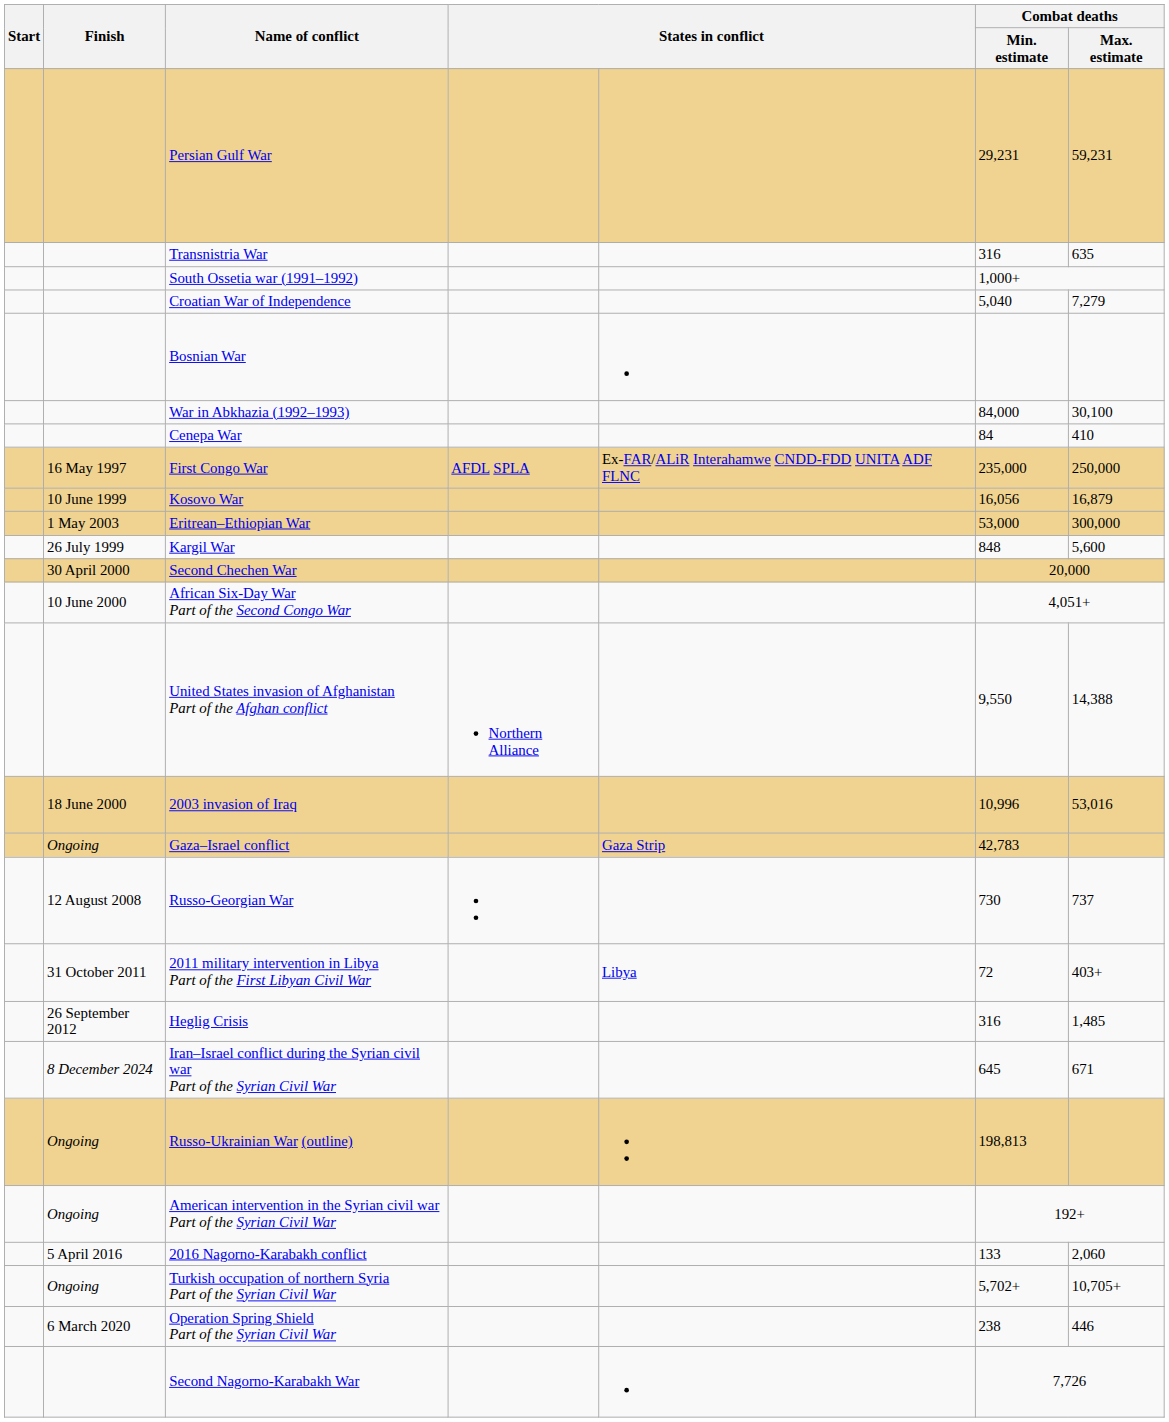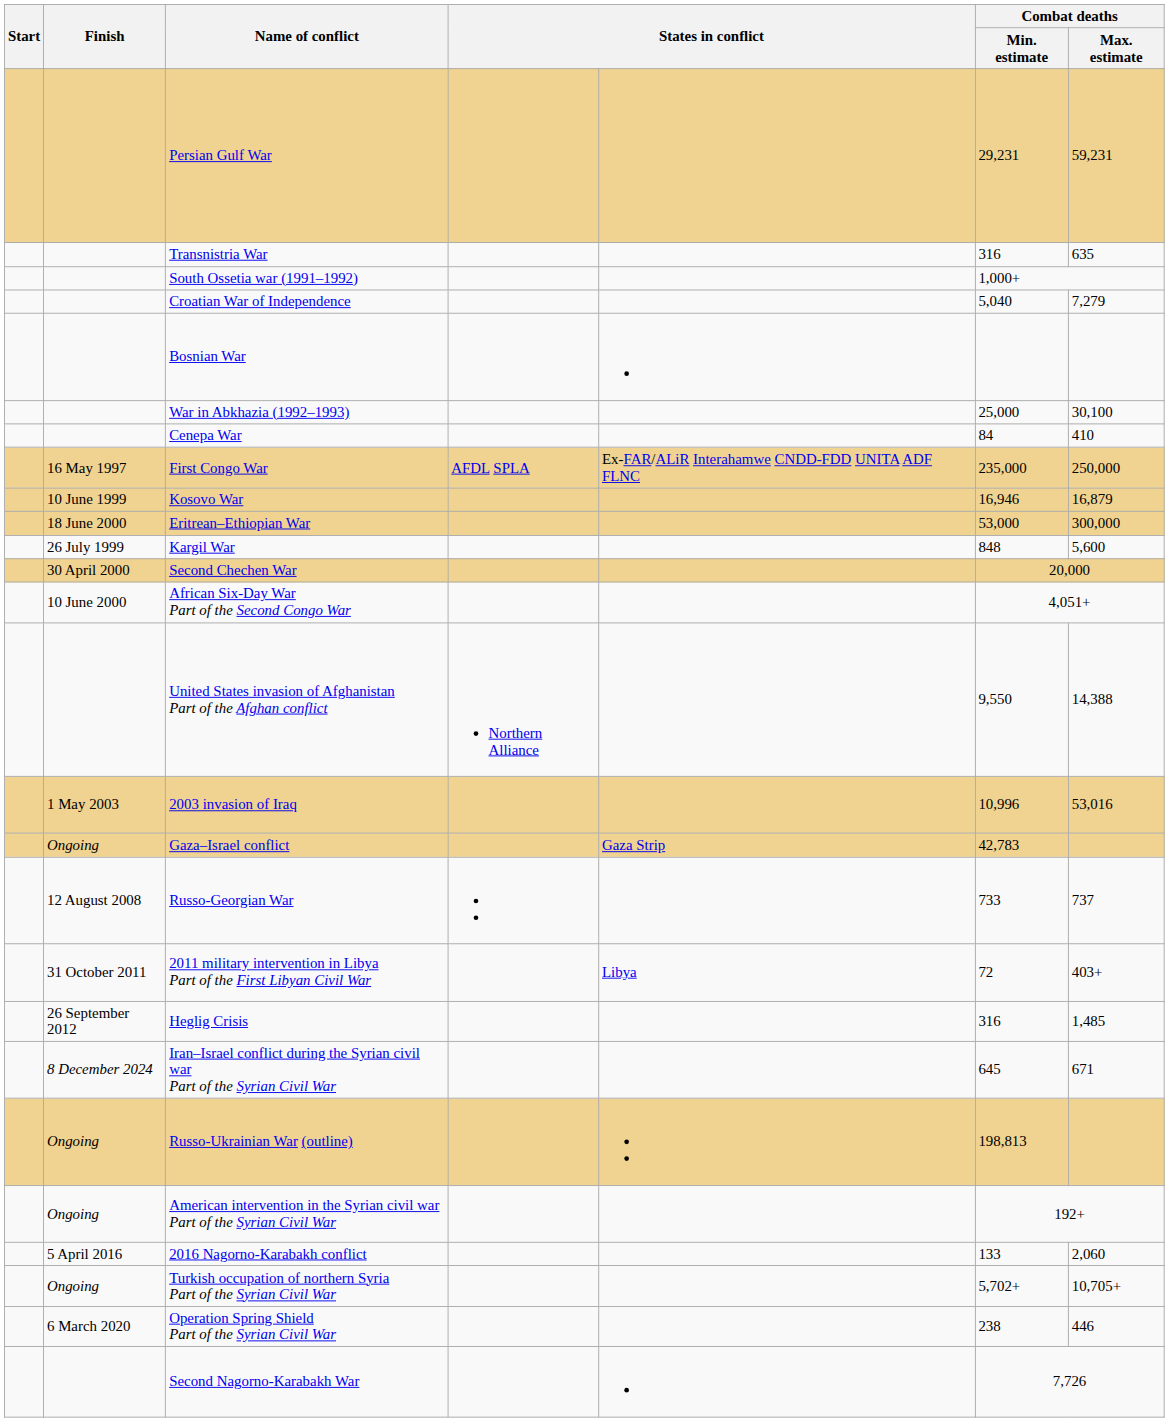(999, 412) 84,000 -> (999, 412) 25,000
(999, 499) 16,056 -> (999, 499) 16,946
(83, 523) 1 May 2003 -> (87, 523) 18 June 2000
(87, 804) 18 June 2000 -> (83, 804) 1 May 2003
(990, 900) 730 -> (990, 900) 733
